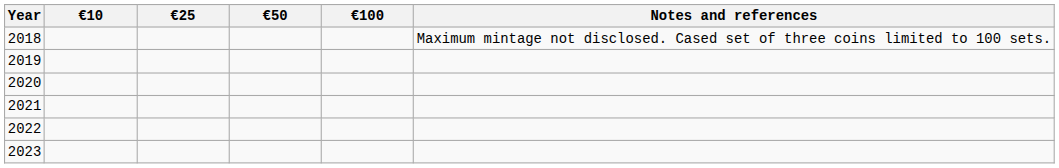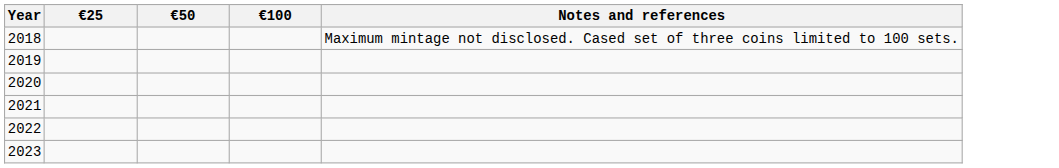- column: (91, 16)
